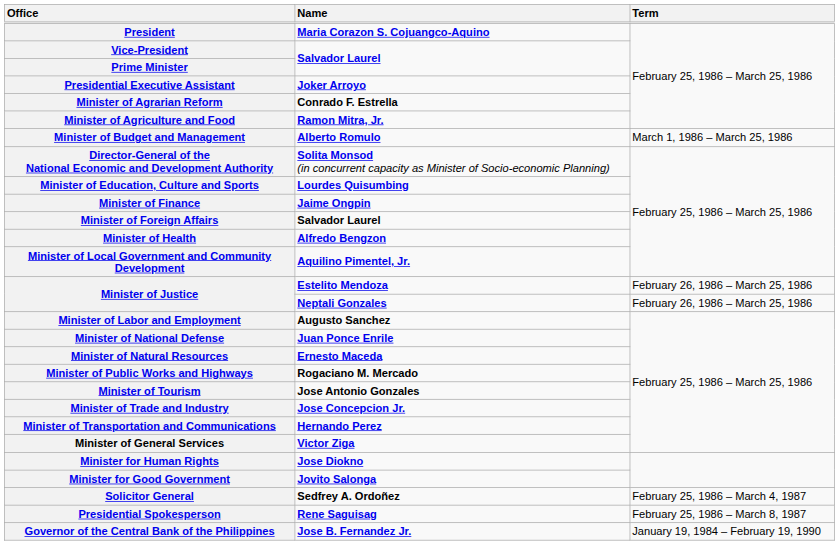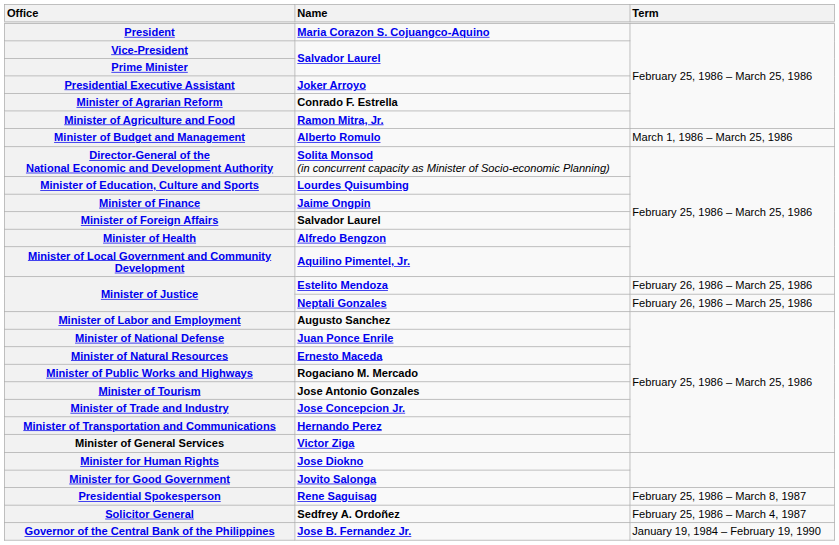rows swapped: (150, 514) <-> (150, 496)
